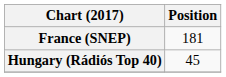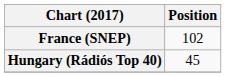(193, 38) 181 -> (193, 38) 102
